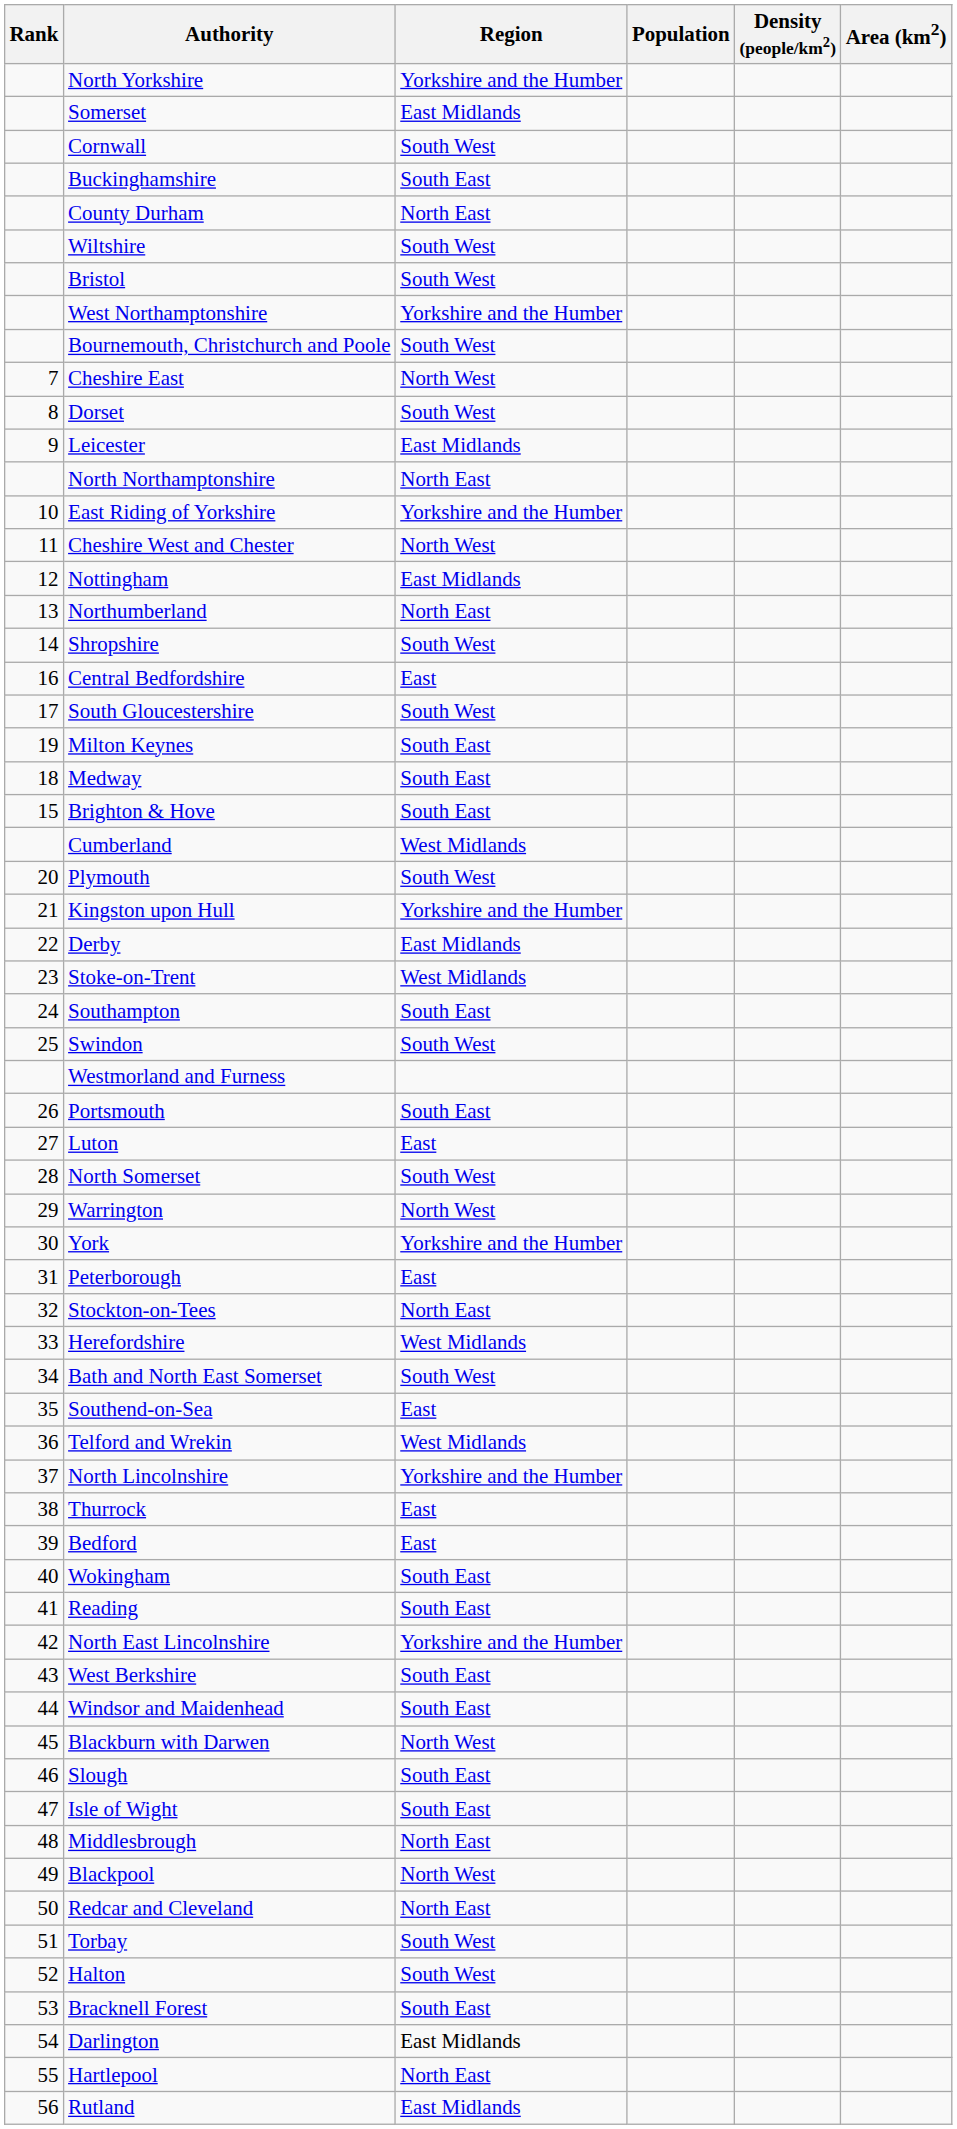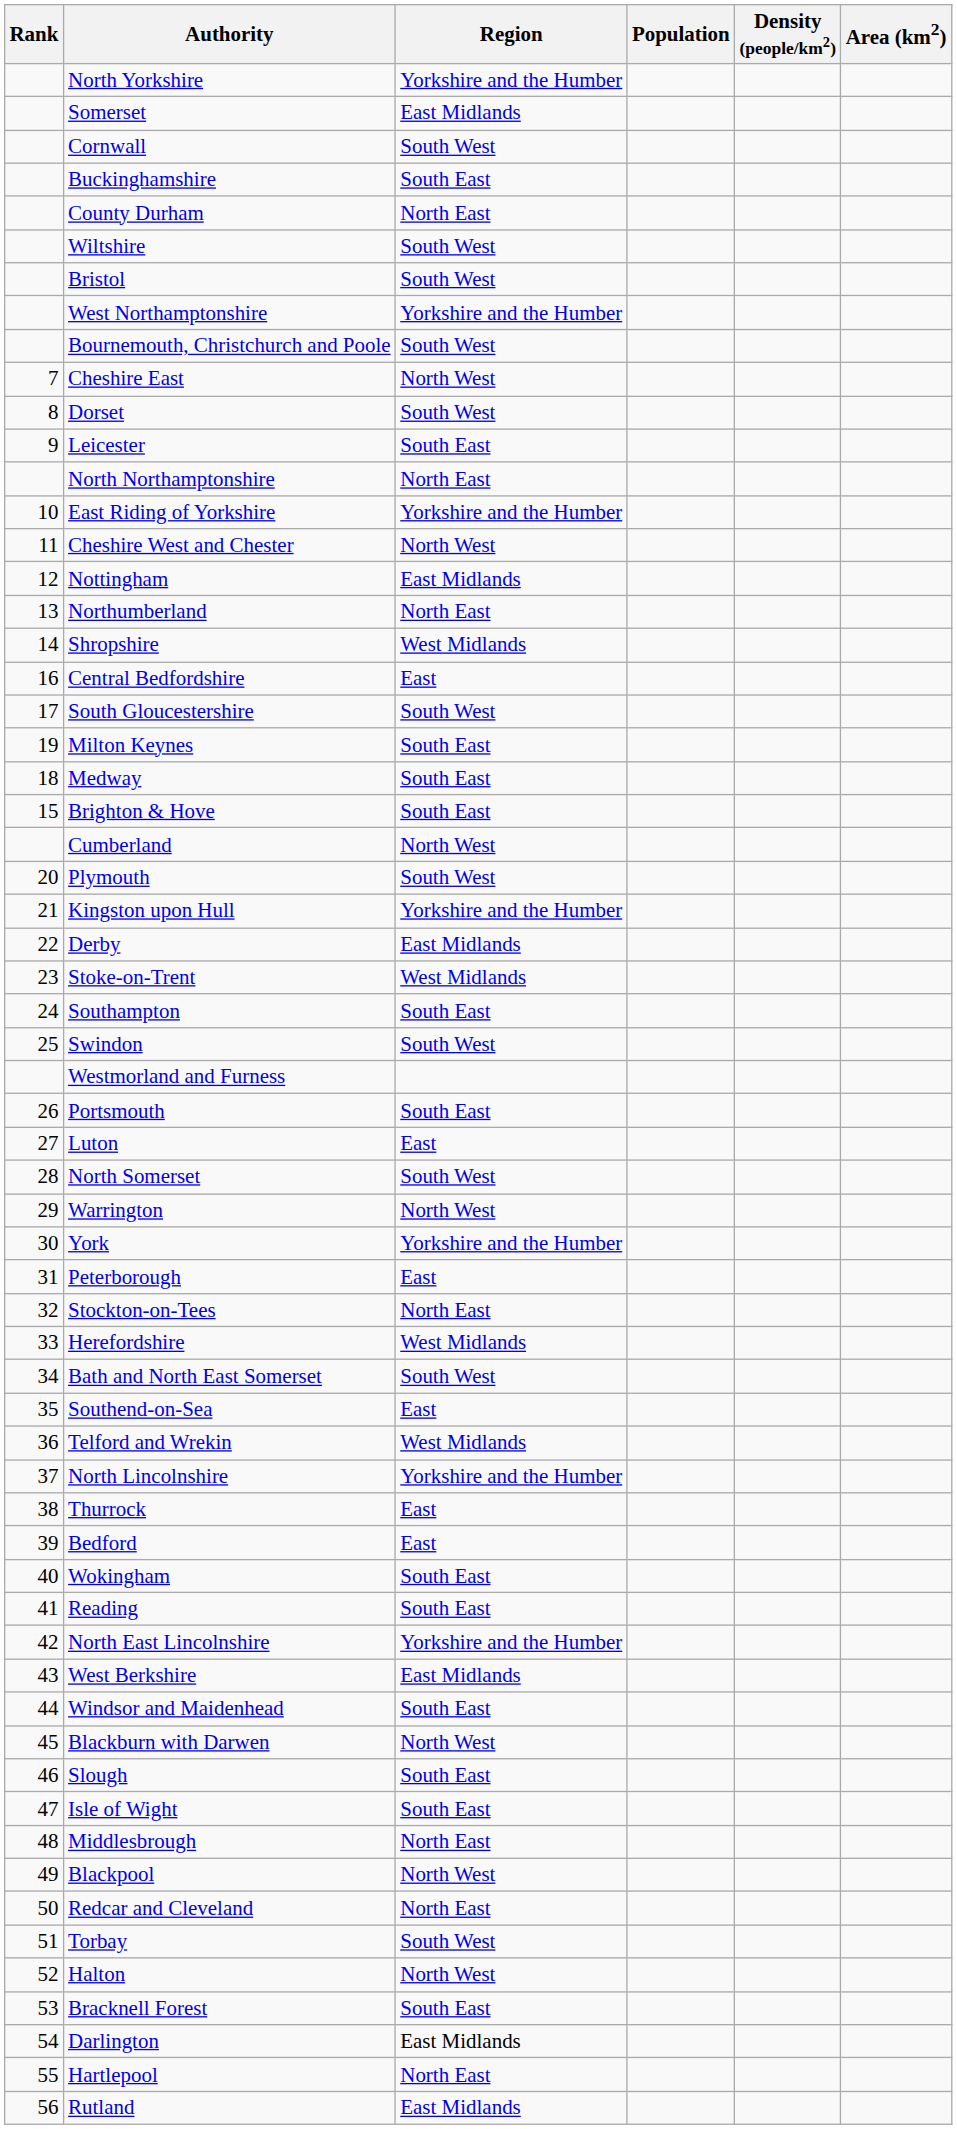(461, 445) East Midlands -> (445, 445) South East
(448, 644) South West -> (463, 644) West Midlands
(463, 844) West Midlands -> (448, 844) North West
(445, 1675) South East -> (461, 1675) East Midlands
(448, 1974) South West -> (448, 1974) North West
